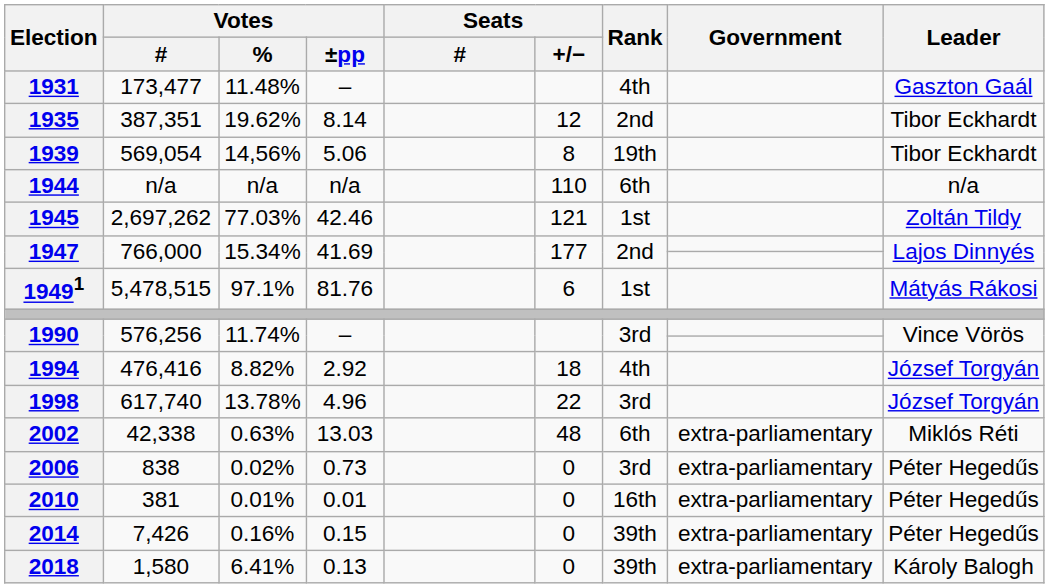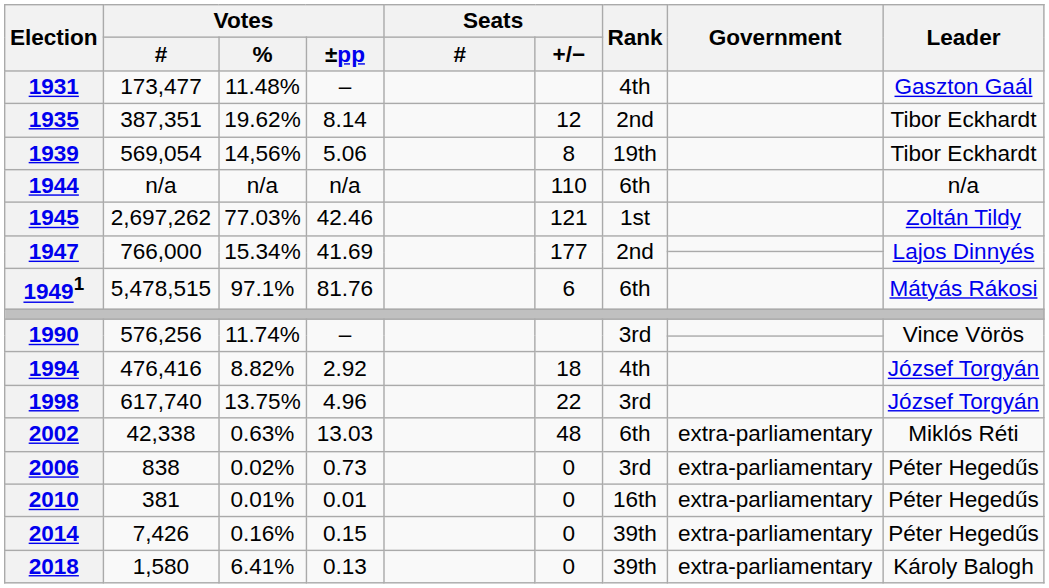(635, 288) 1st -> (635, 288) 6th
(262, 401) 13.78% -> (262, 401) 13.75%
